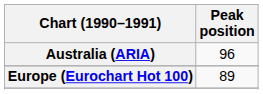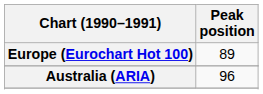rows swapped: (100, 54) <-> (100, 76)
